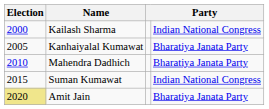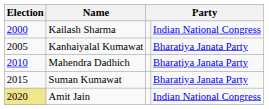(207, 79) Indian National Congress -> (201, 79) Bharatiya Janata Party
(201, 96) Bharatiya Janata Party -> (207, 96) Indian National Congress
